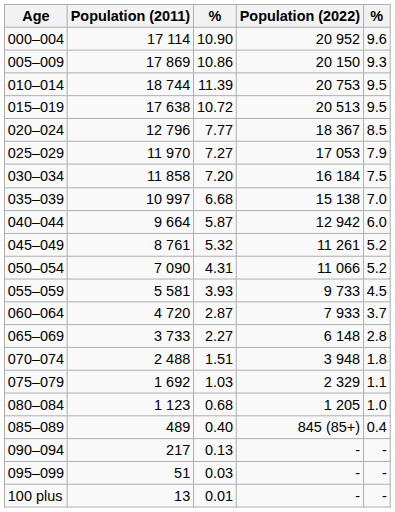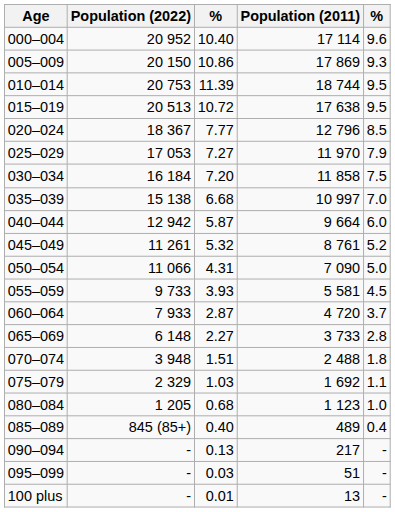columns swapped: (130, 16) <-> (300, 16)
(215, 39) 10.90 -> (216, 39) 10.40
(377, 268) 5.2 -> (377, 268) 5.0
